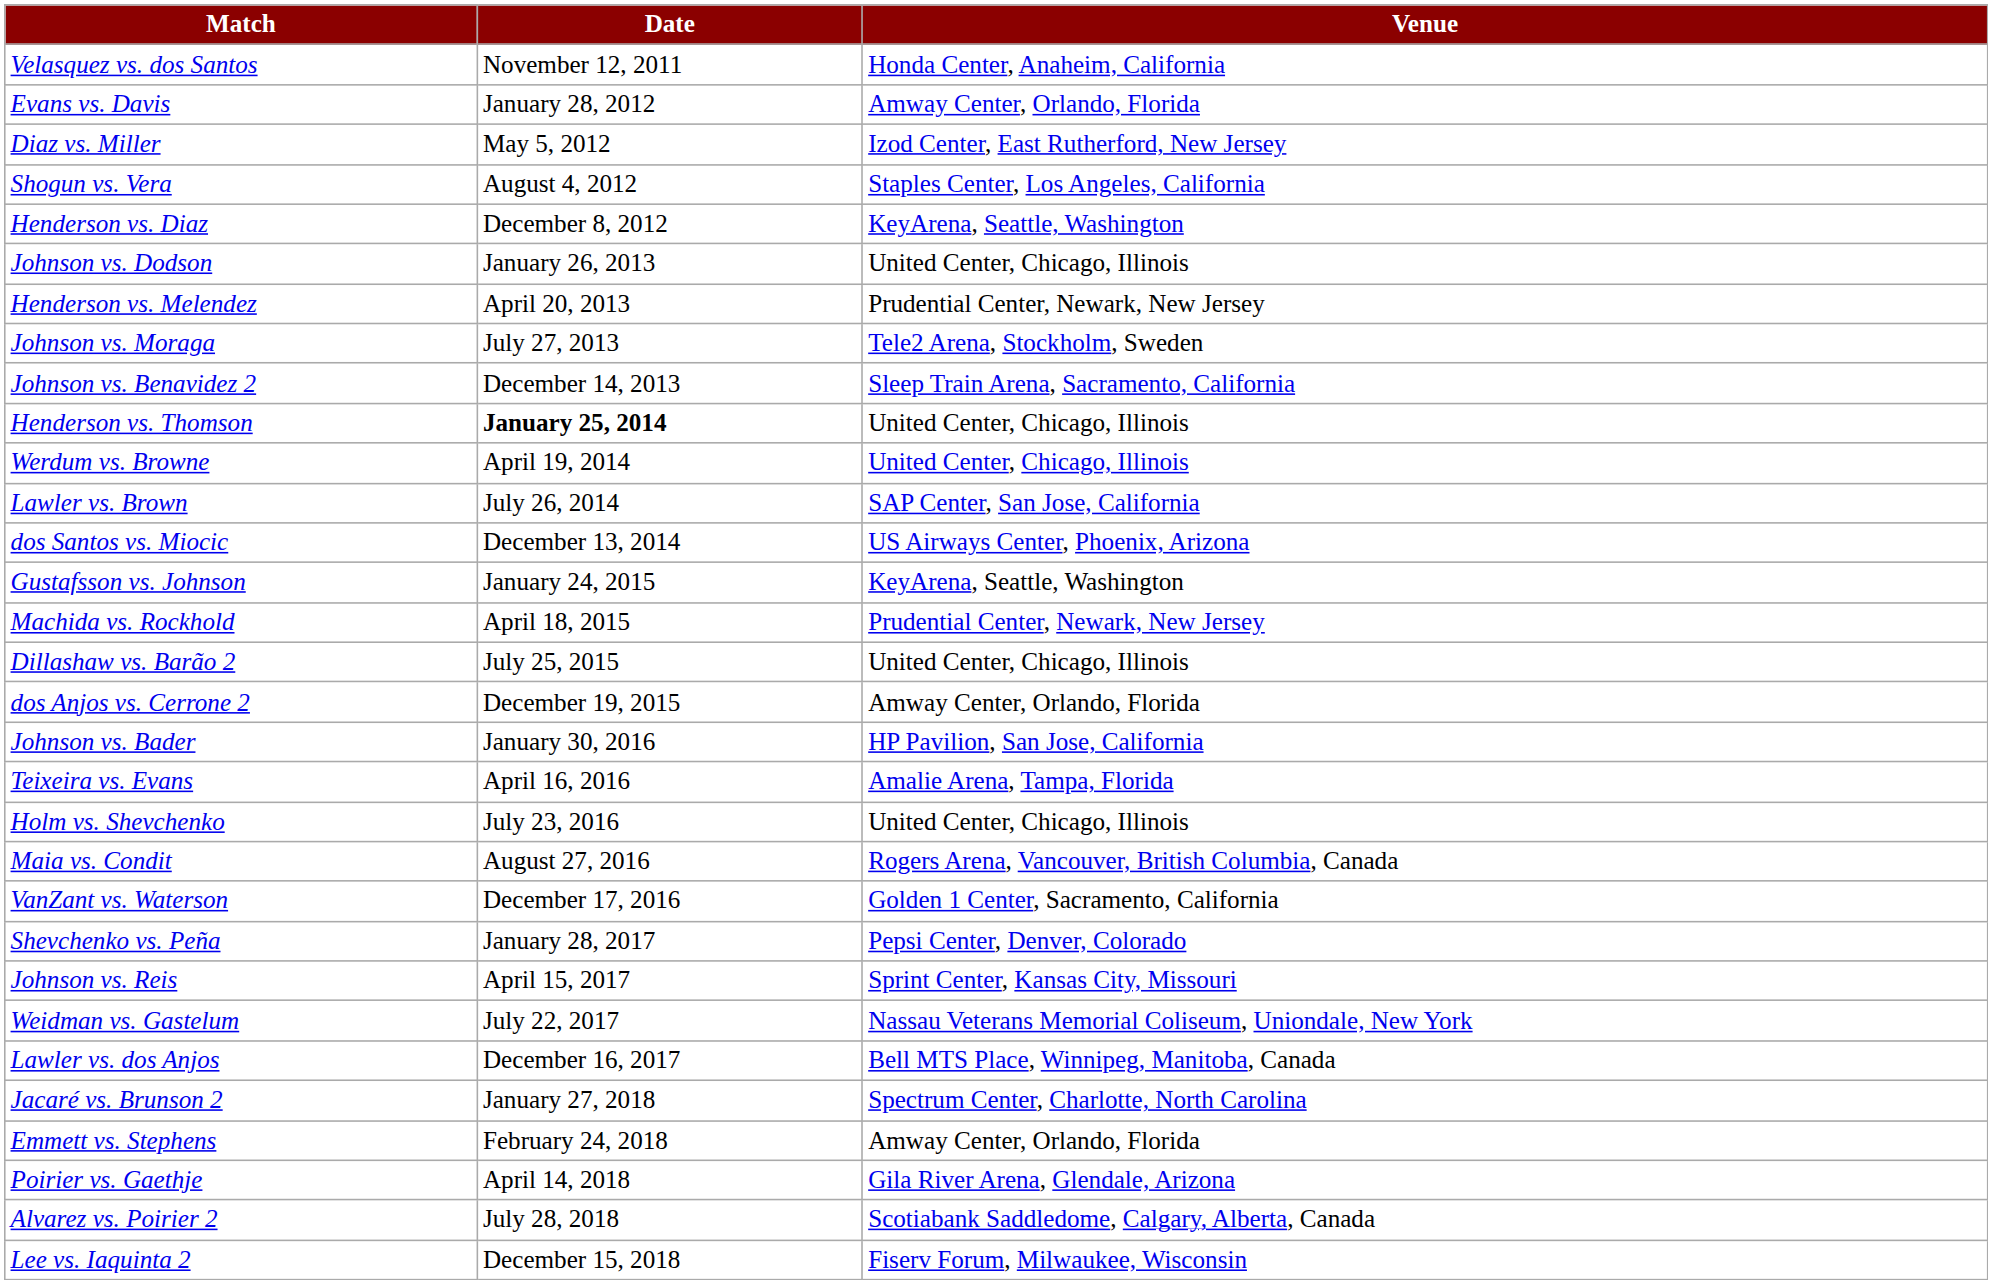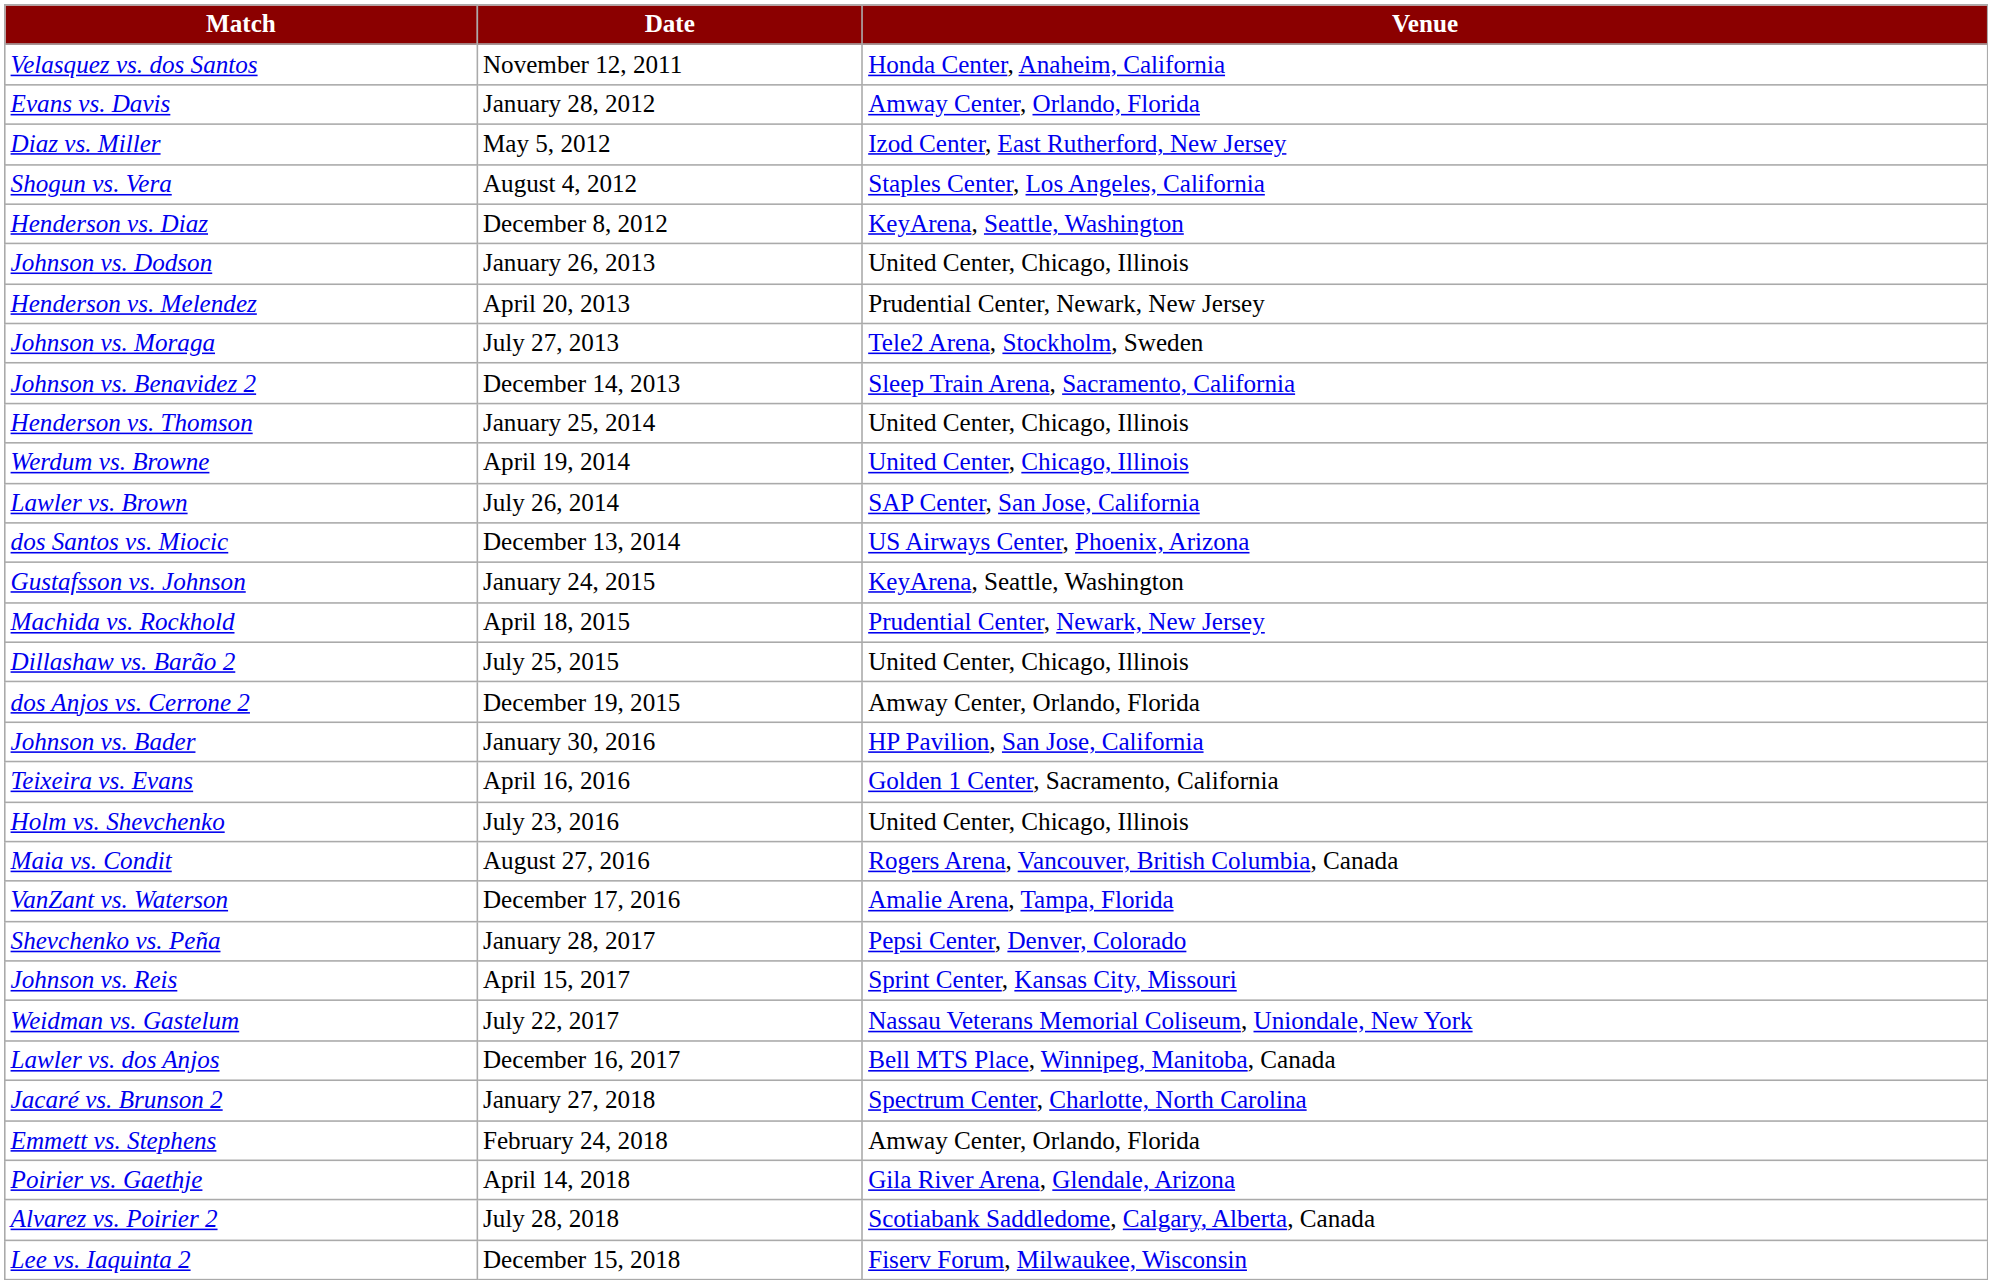(575, 422) bold -> (569, 422) normal
(1021, 781) Amalie Arena, Tampa, Florida -> (1073, 781) Golden 1 Center, Sacramento, California
(1073, 900) Golden 1 Center, Sacramento, California -> (1021, 900) Amalie Arena, Tampa, Florida
